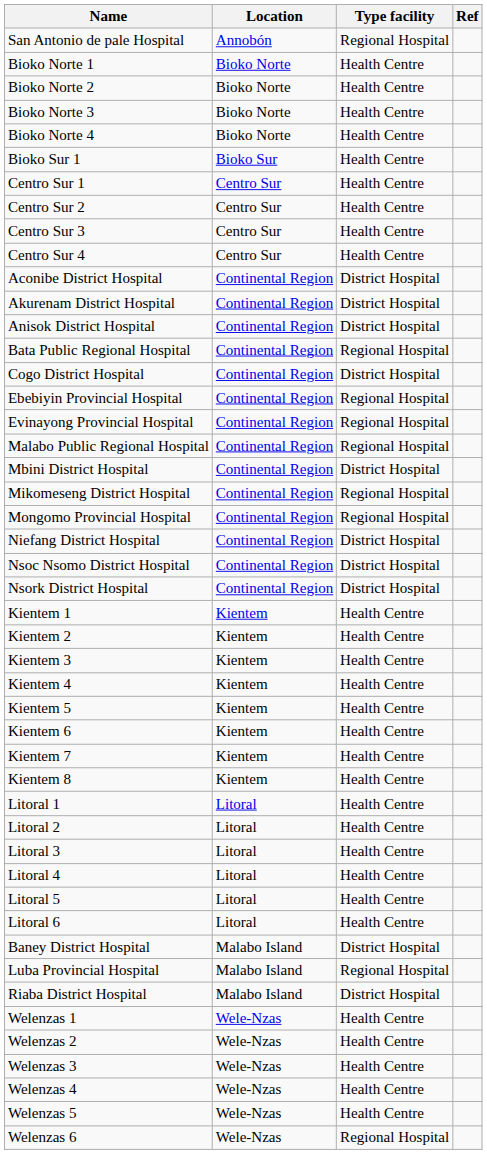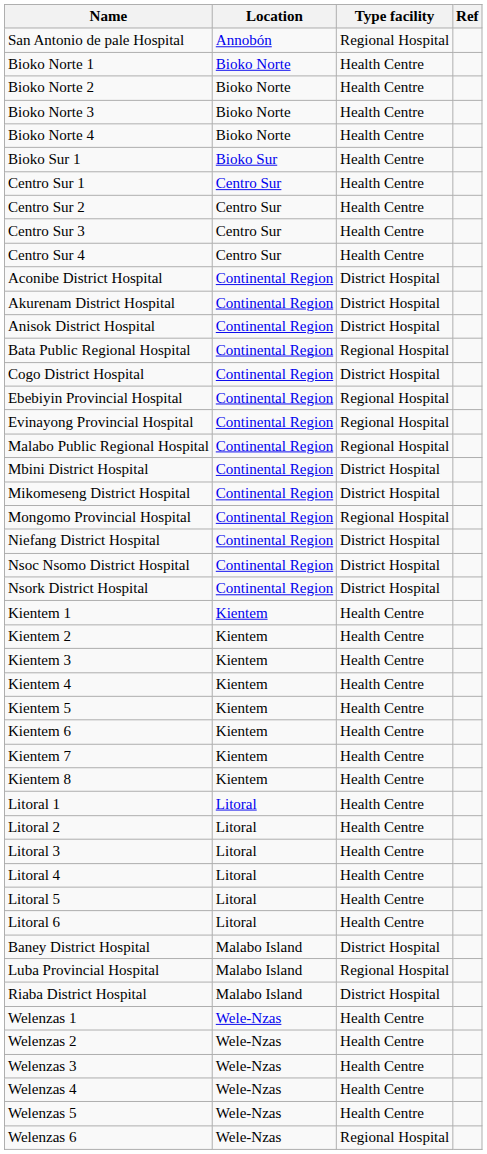(395, 493) Regional Hospital -> (390, 493) District Hospital
